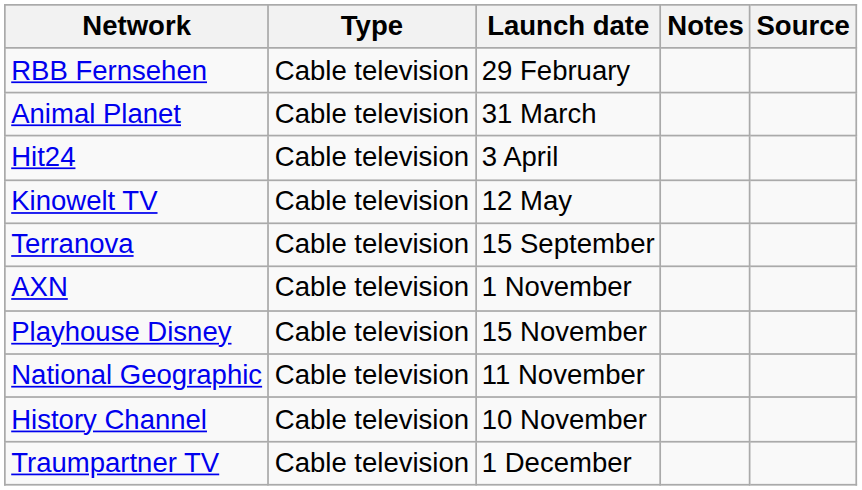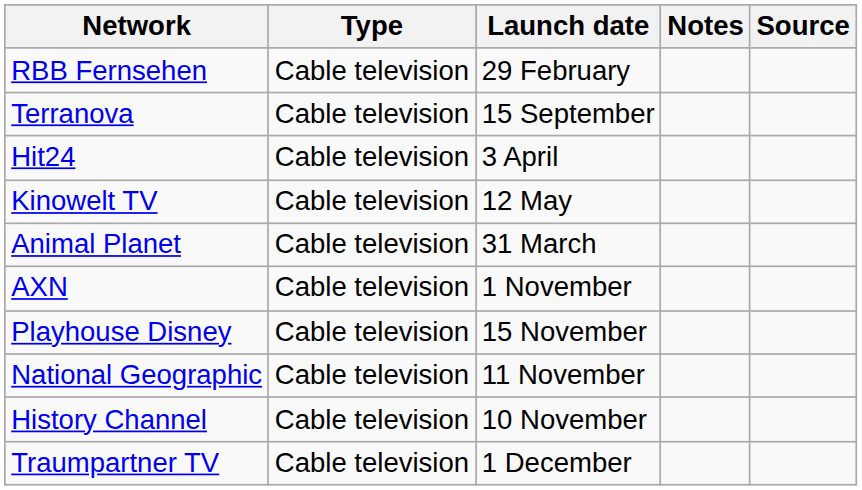rows swapped: (96, 113) <-> (72, 244)
